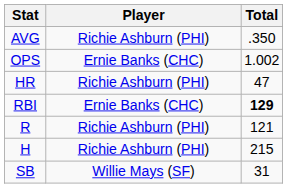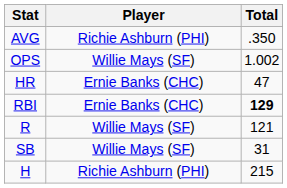(144, 60) Ernie Banks (CHC) -> (144, 60) Willie Mays (SF)
(144, 82) Richie Ashburn (PHI) -> (144, 82) Ernie Banks (CHC)
(144, 127) Richie Ashburn (PHI) -> (144, 127) Willie Mays (SF)
rows swapped: (25, 149) <-> (25, 171)
